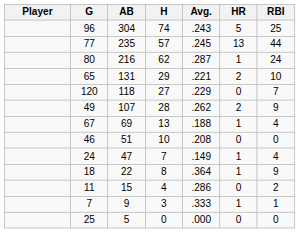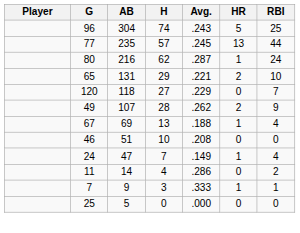- row: (89, 172)
(127, 188) 15 -> (127, 172) 14
